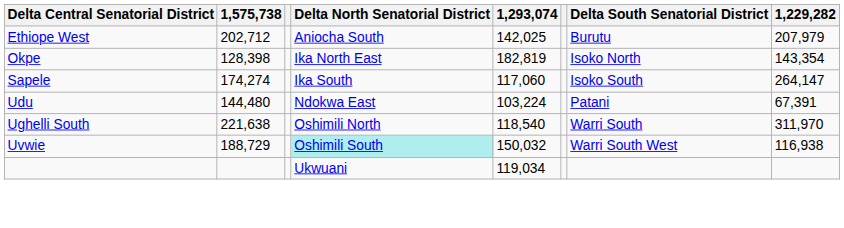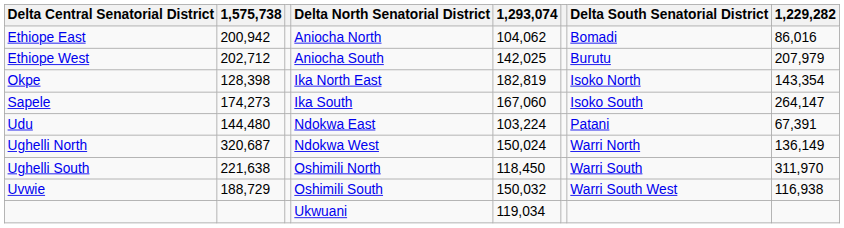+ row: (47, 37)
(245, 80) 174,274 -> (245, 102) 174,273
(521, 80) 117,060 -> (521, 102) 167,060
+ row: (47, 146)
(521, 124) 118,540 -> (521, 168) 118,450
(339, 146) paleturquoise background -> (339, 189) no background
